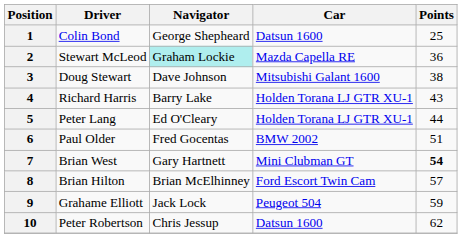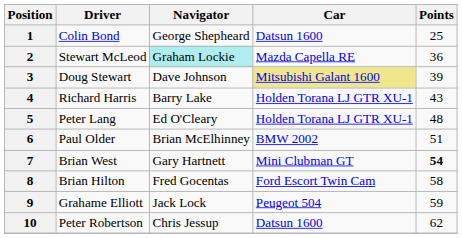(318, 77) no background -> (318, 77) khaki background
(436, 77) 38 -> (436, 77) 39
(436, 118) 44 -> (436, 118) 48
(191, 139) Fred Gocentas -> (201, 139) Brian McElhinney
(201, 181) Brian McElhinney -> (191, 181) Fred Gocentas
(436, 181) 57 -> (436, 181) 58
